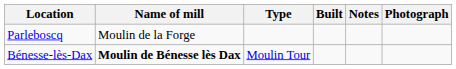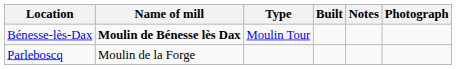rows swapped: (50, 54) <-> (35, 34)
